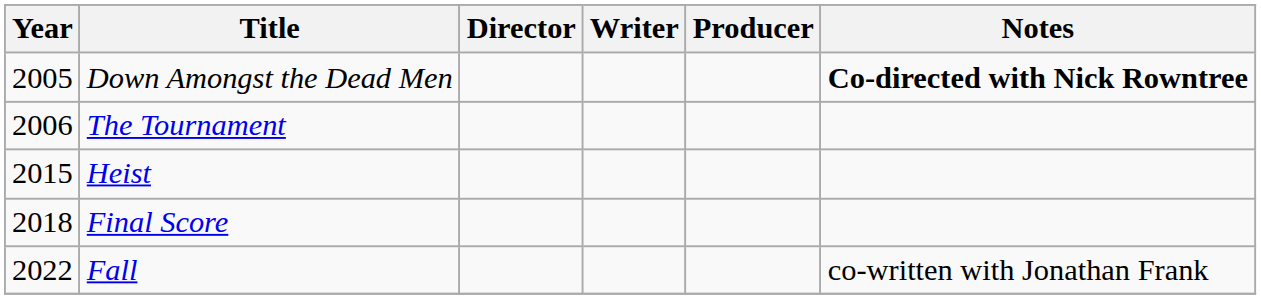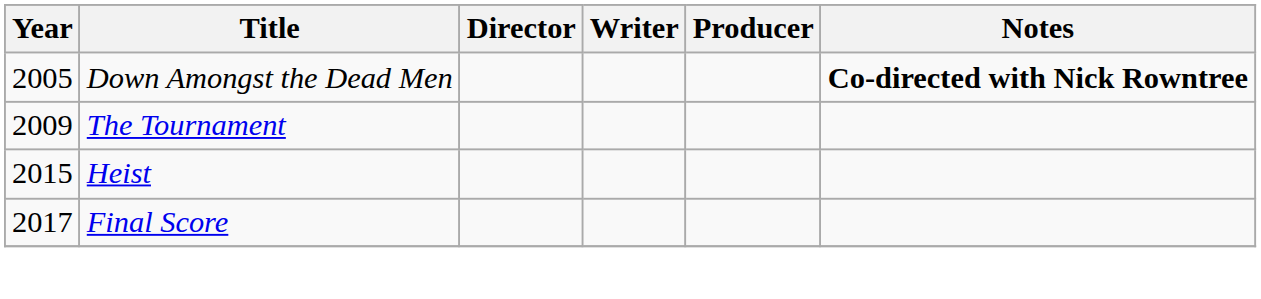(42, 125) 2006 -> (42, 125) 2009
(42, 221) 2018 -> (42, 221) 2017
- row: (112, 269)
